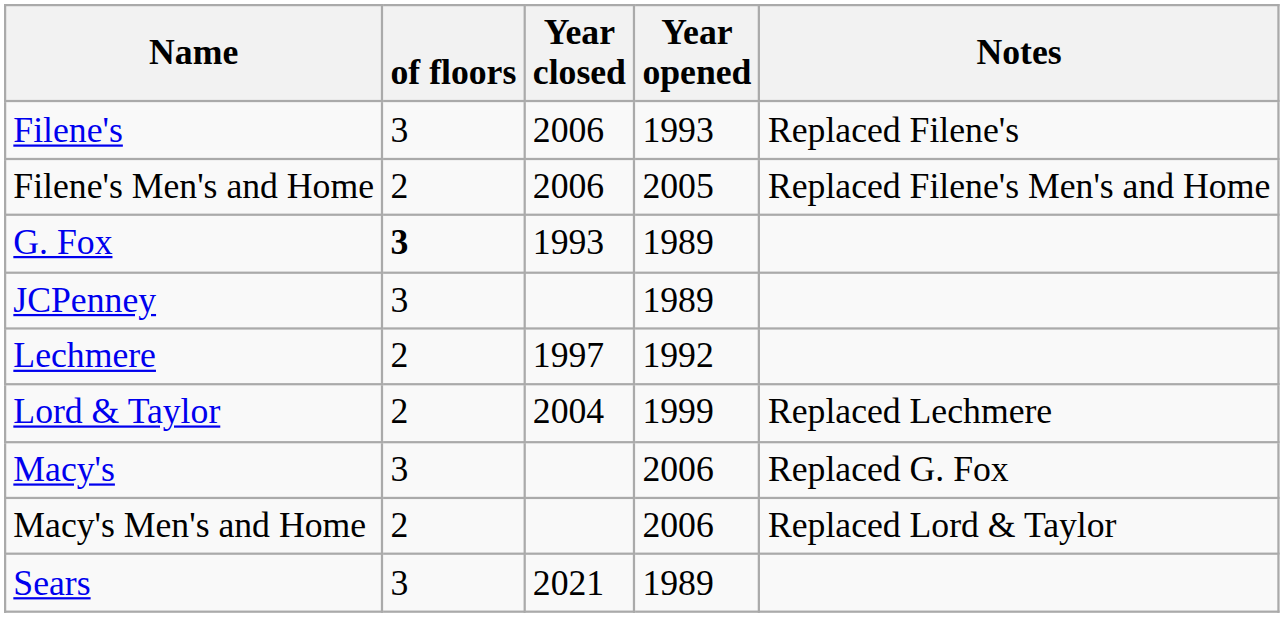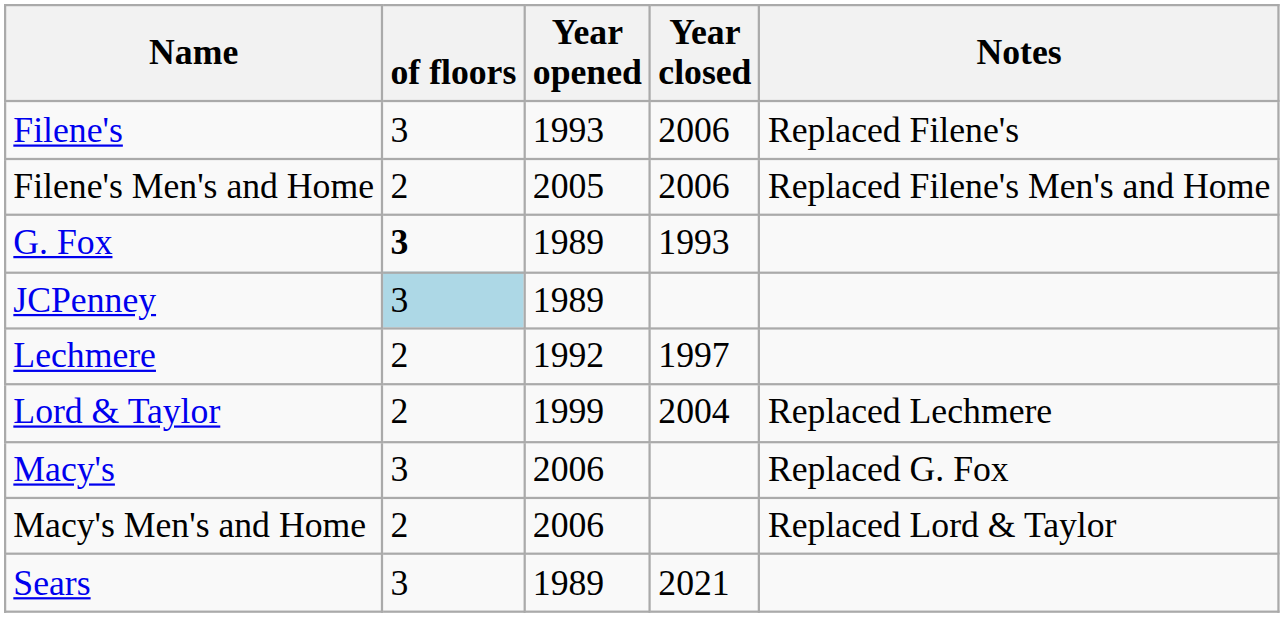columns swapped: (697, 52) <-> (579, 52)
(399, 299) no background -> (399, 299) lightblue background
